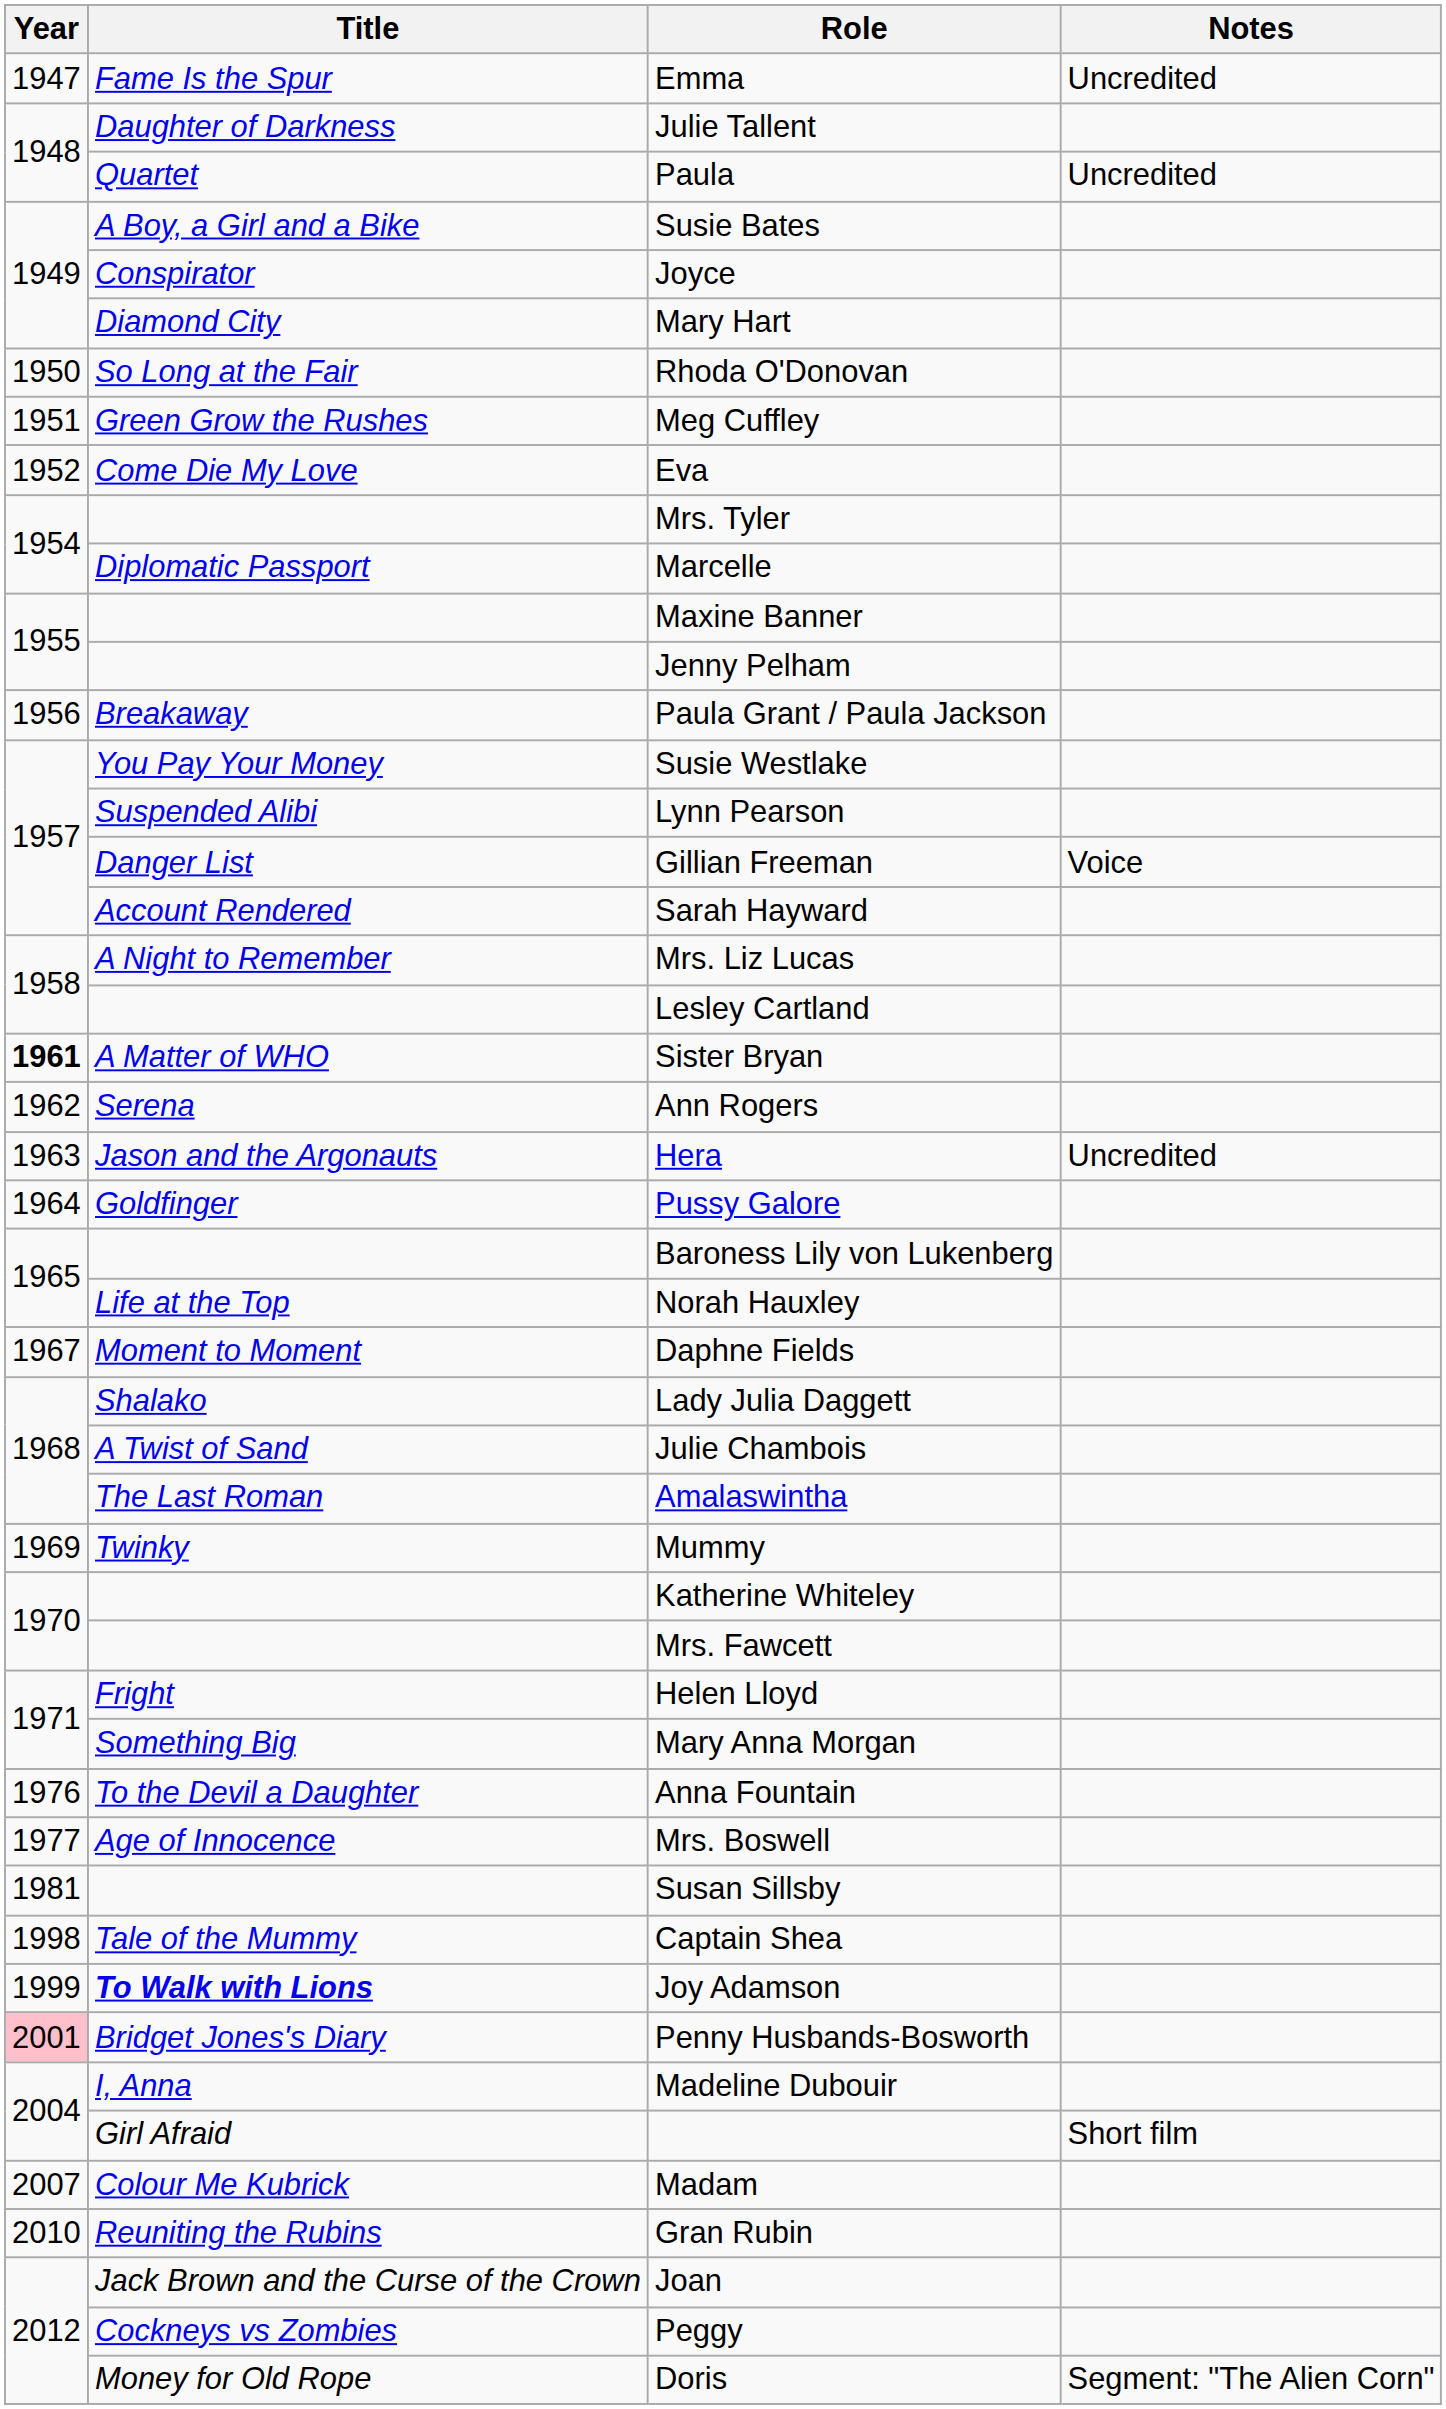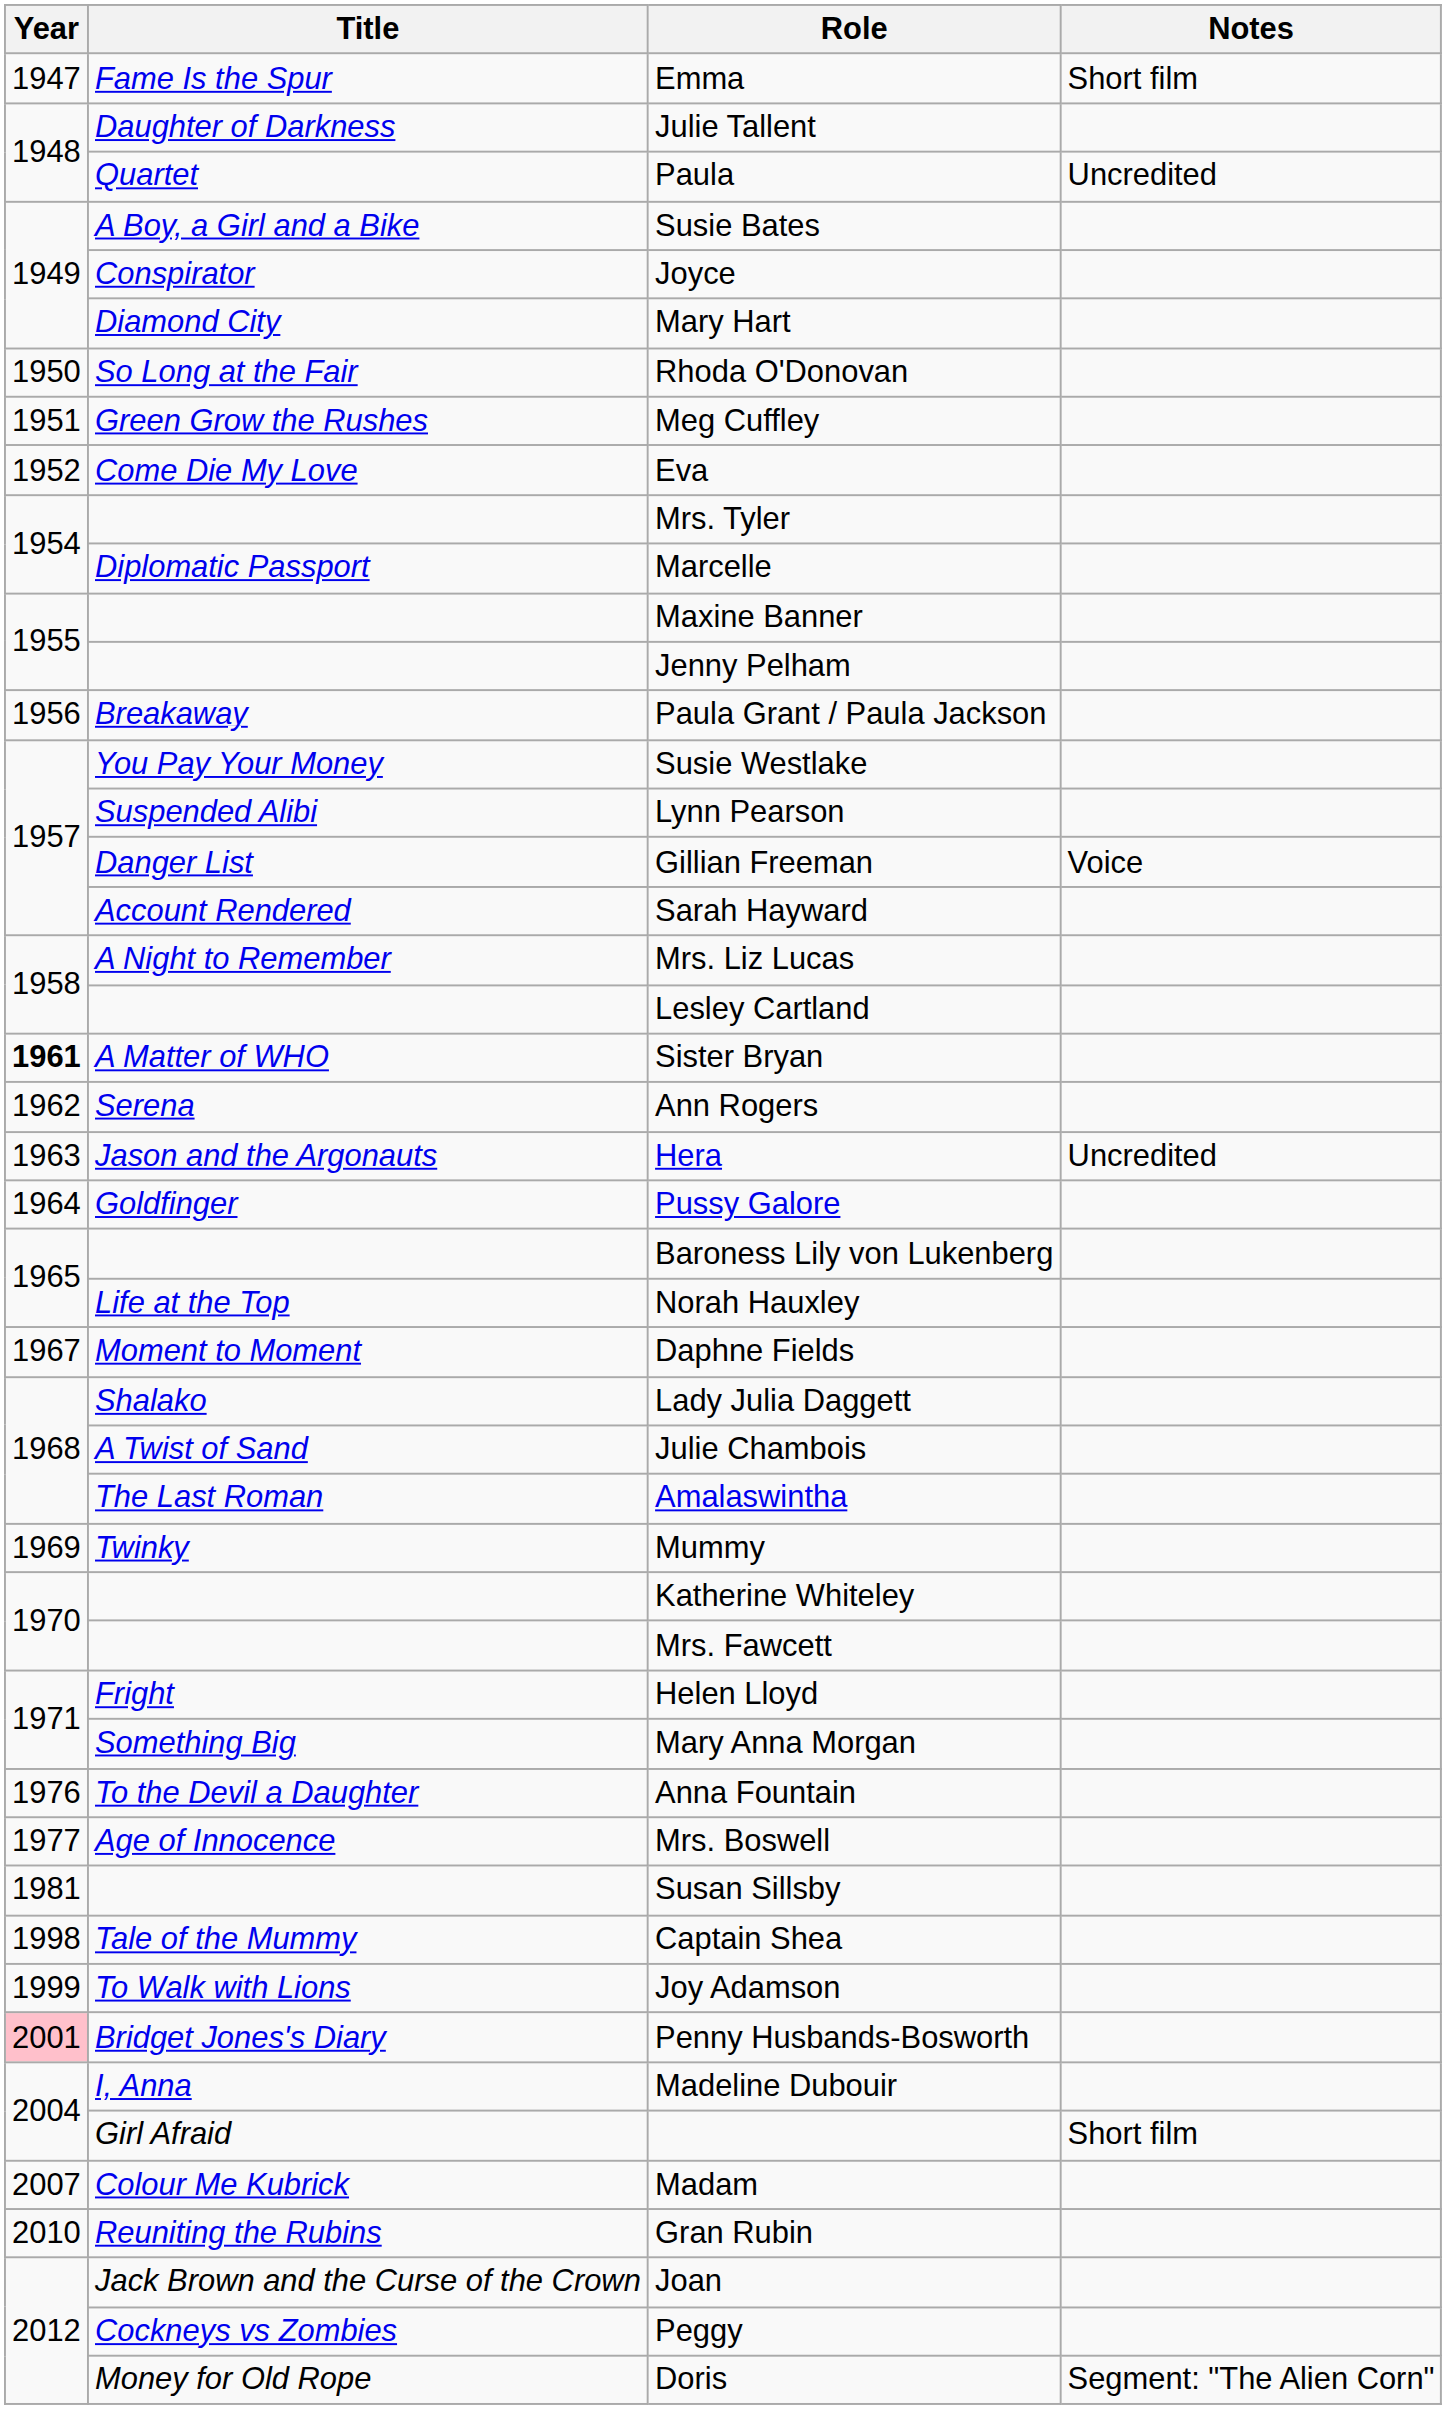(1142, 77) Uncredited -> (1133, 77) Short film
(234, 1987) bold -> (223, 1987) normal
